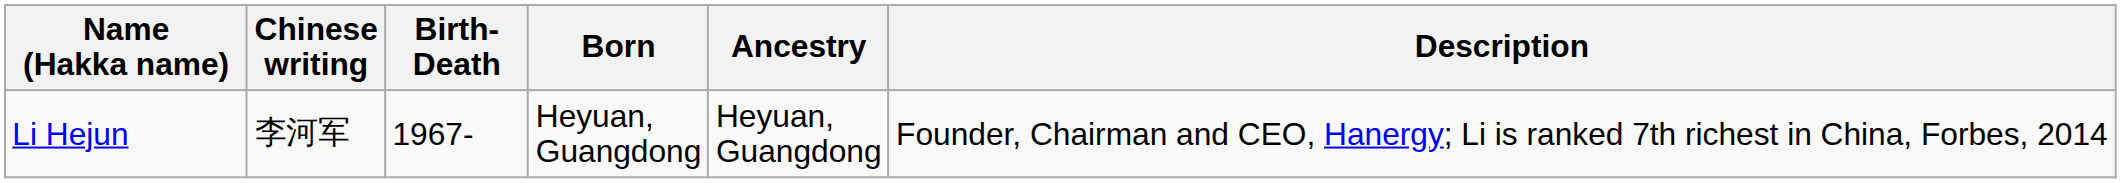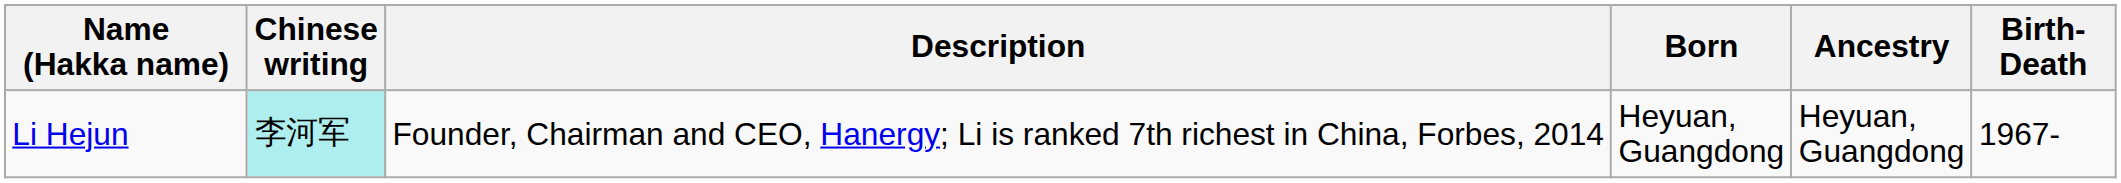columns swapped: (457, 47) <-> (1502, 47)
(302, 132) no background -> (302, 132) paleturquoise background
